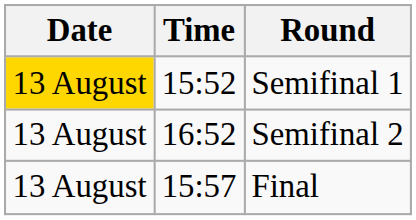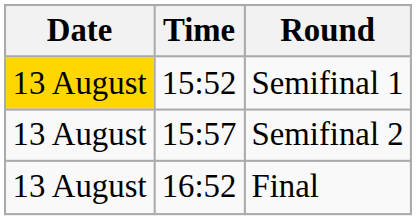(199, 134) 16:52 -> (199, 134) 15:57
(199, 186) 15:57 -> (199, 186) 16:52
